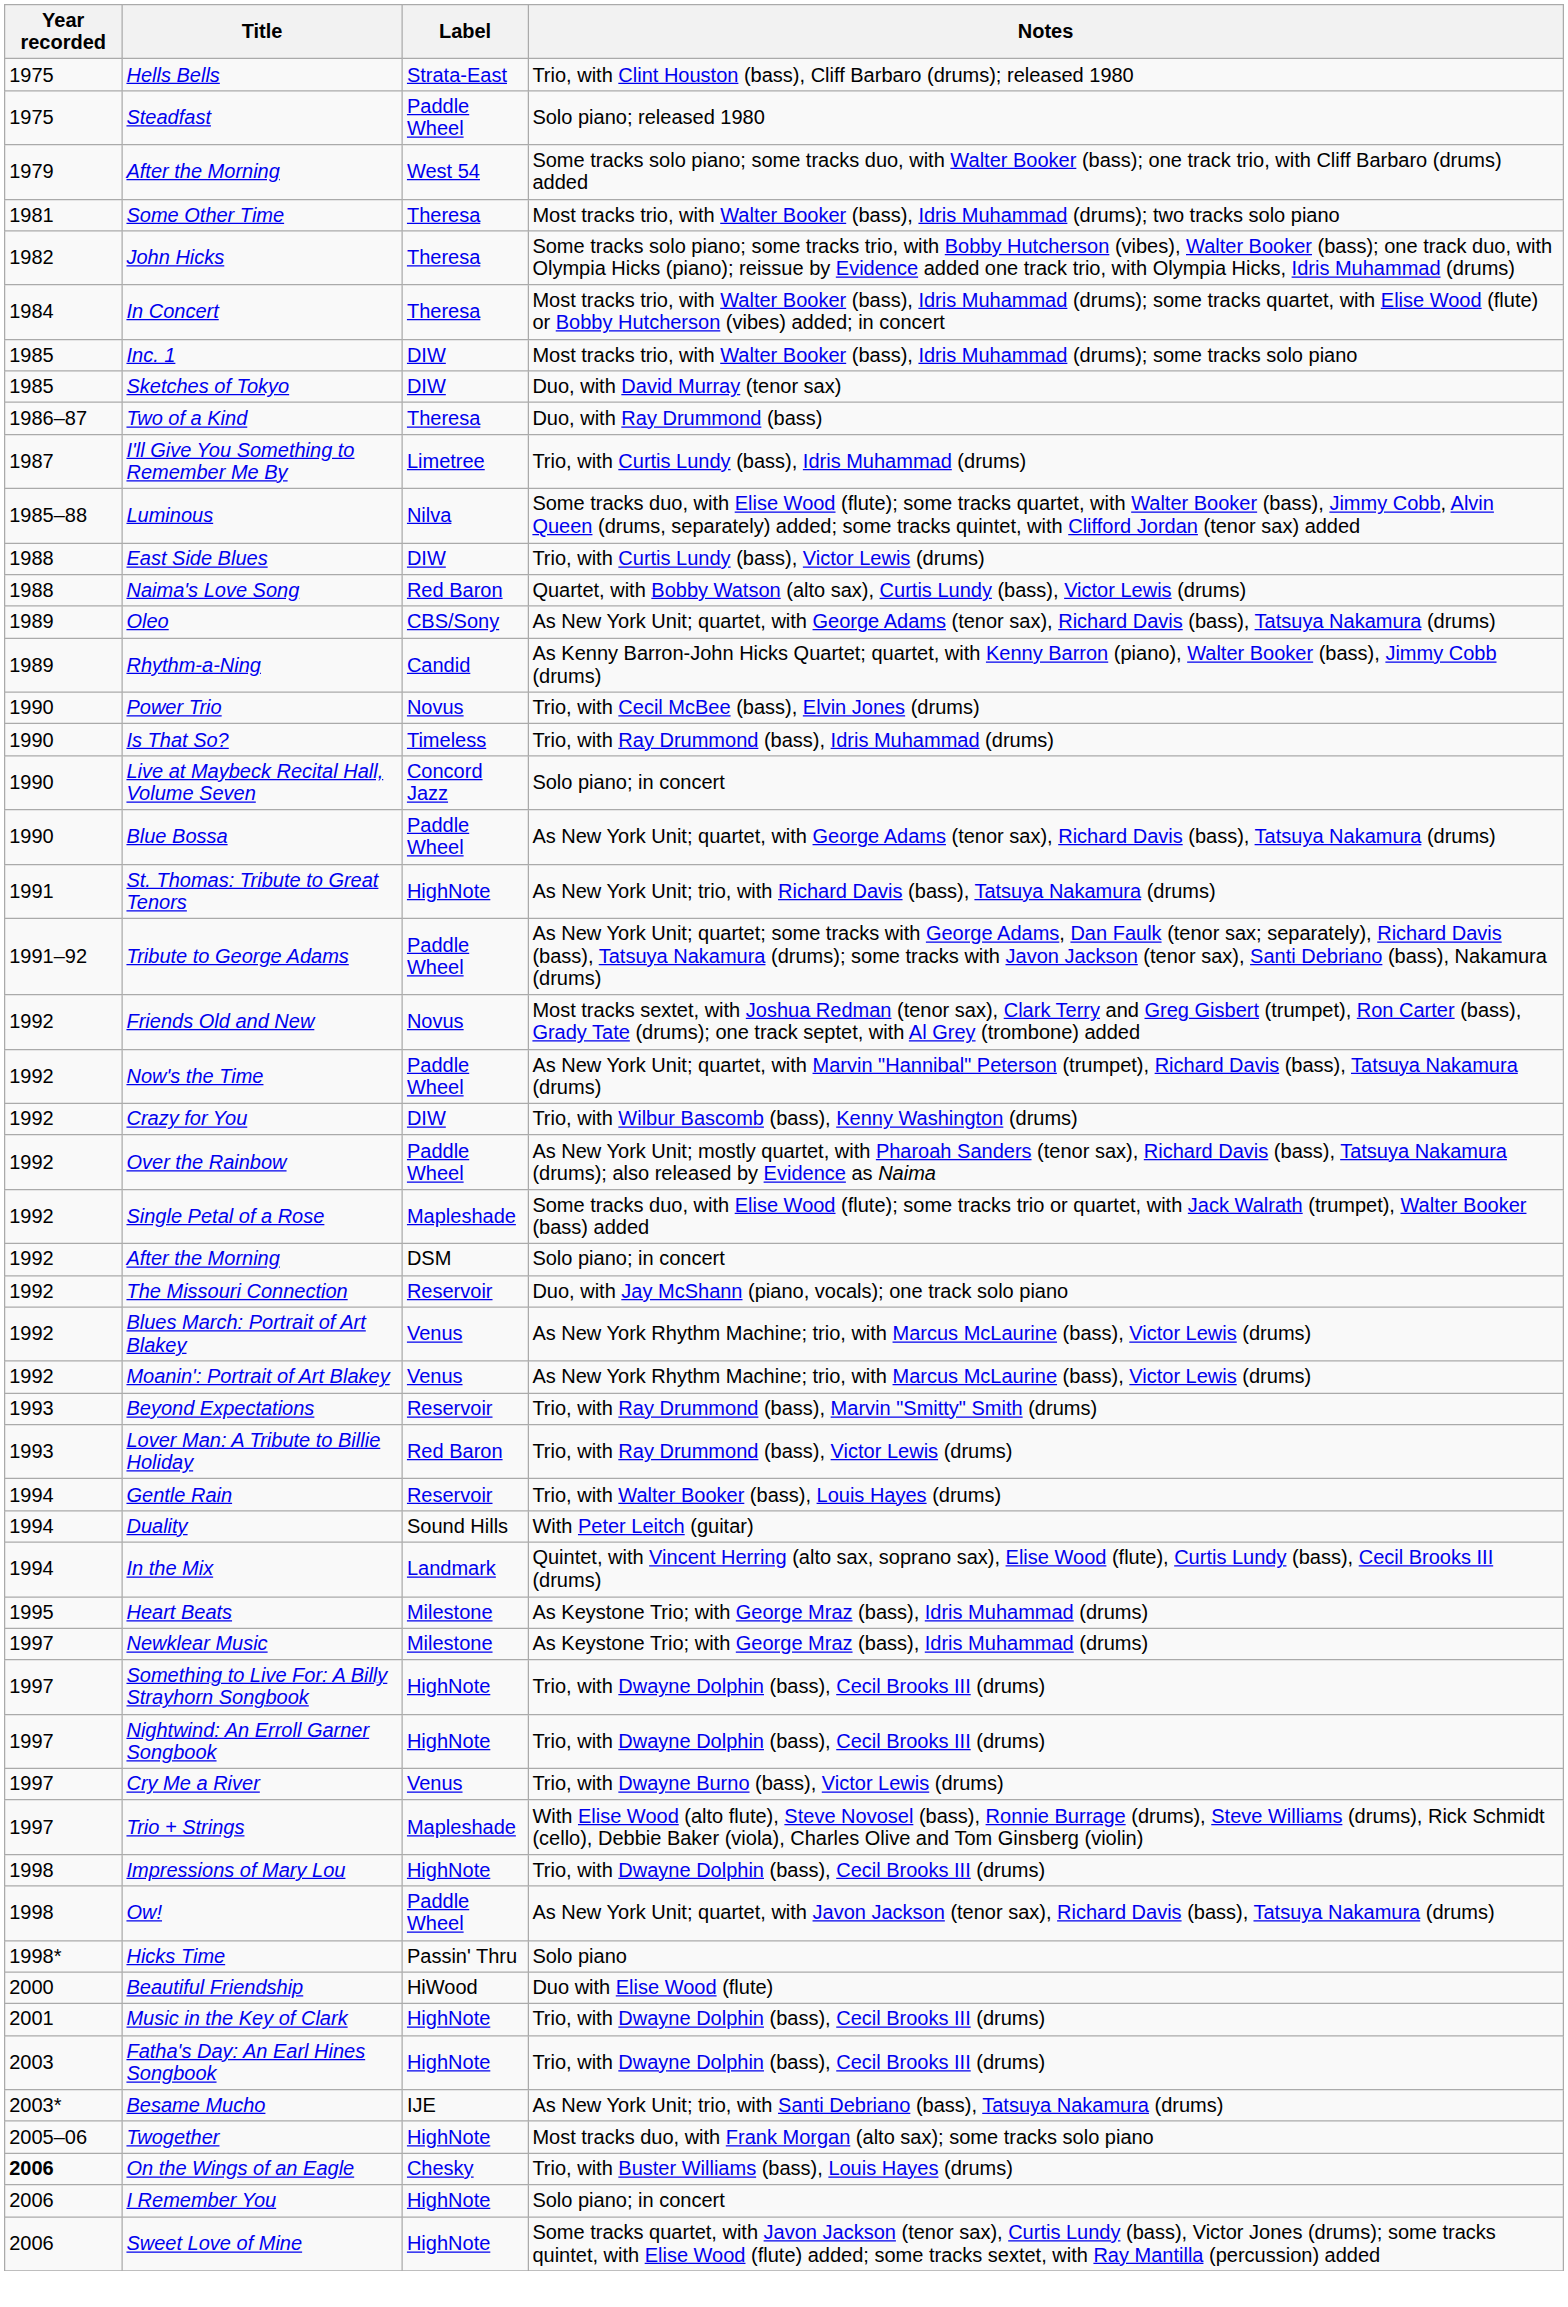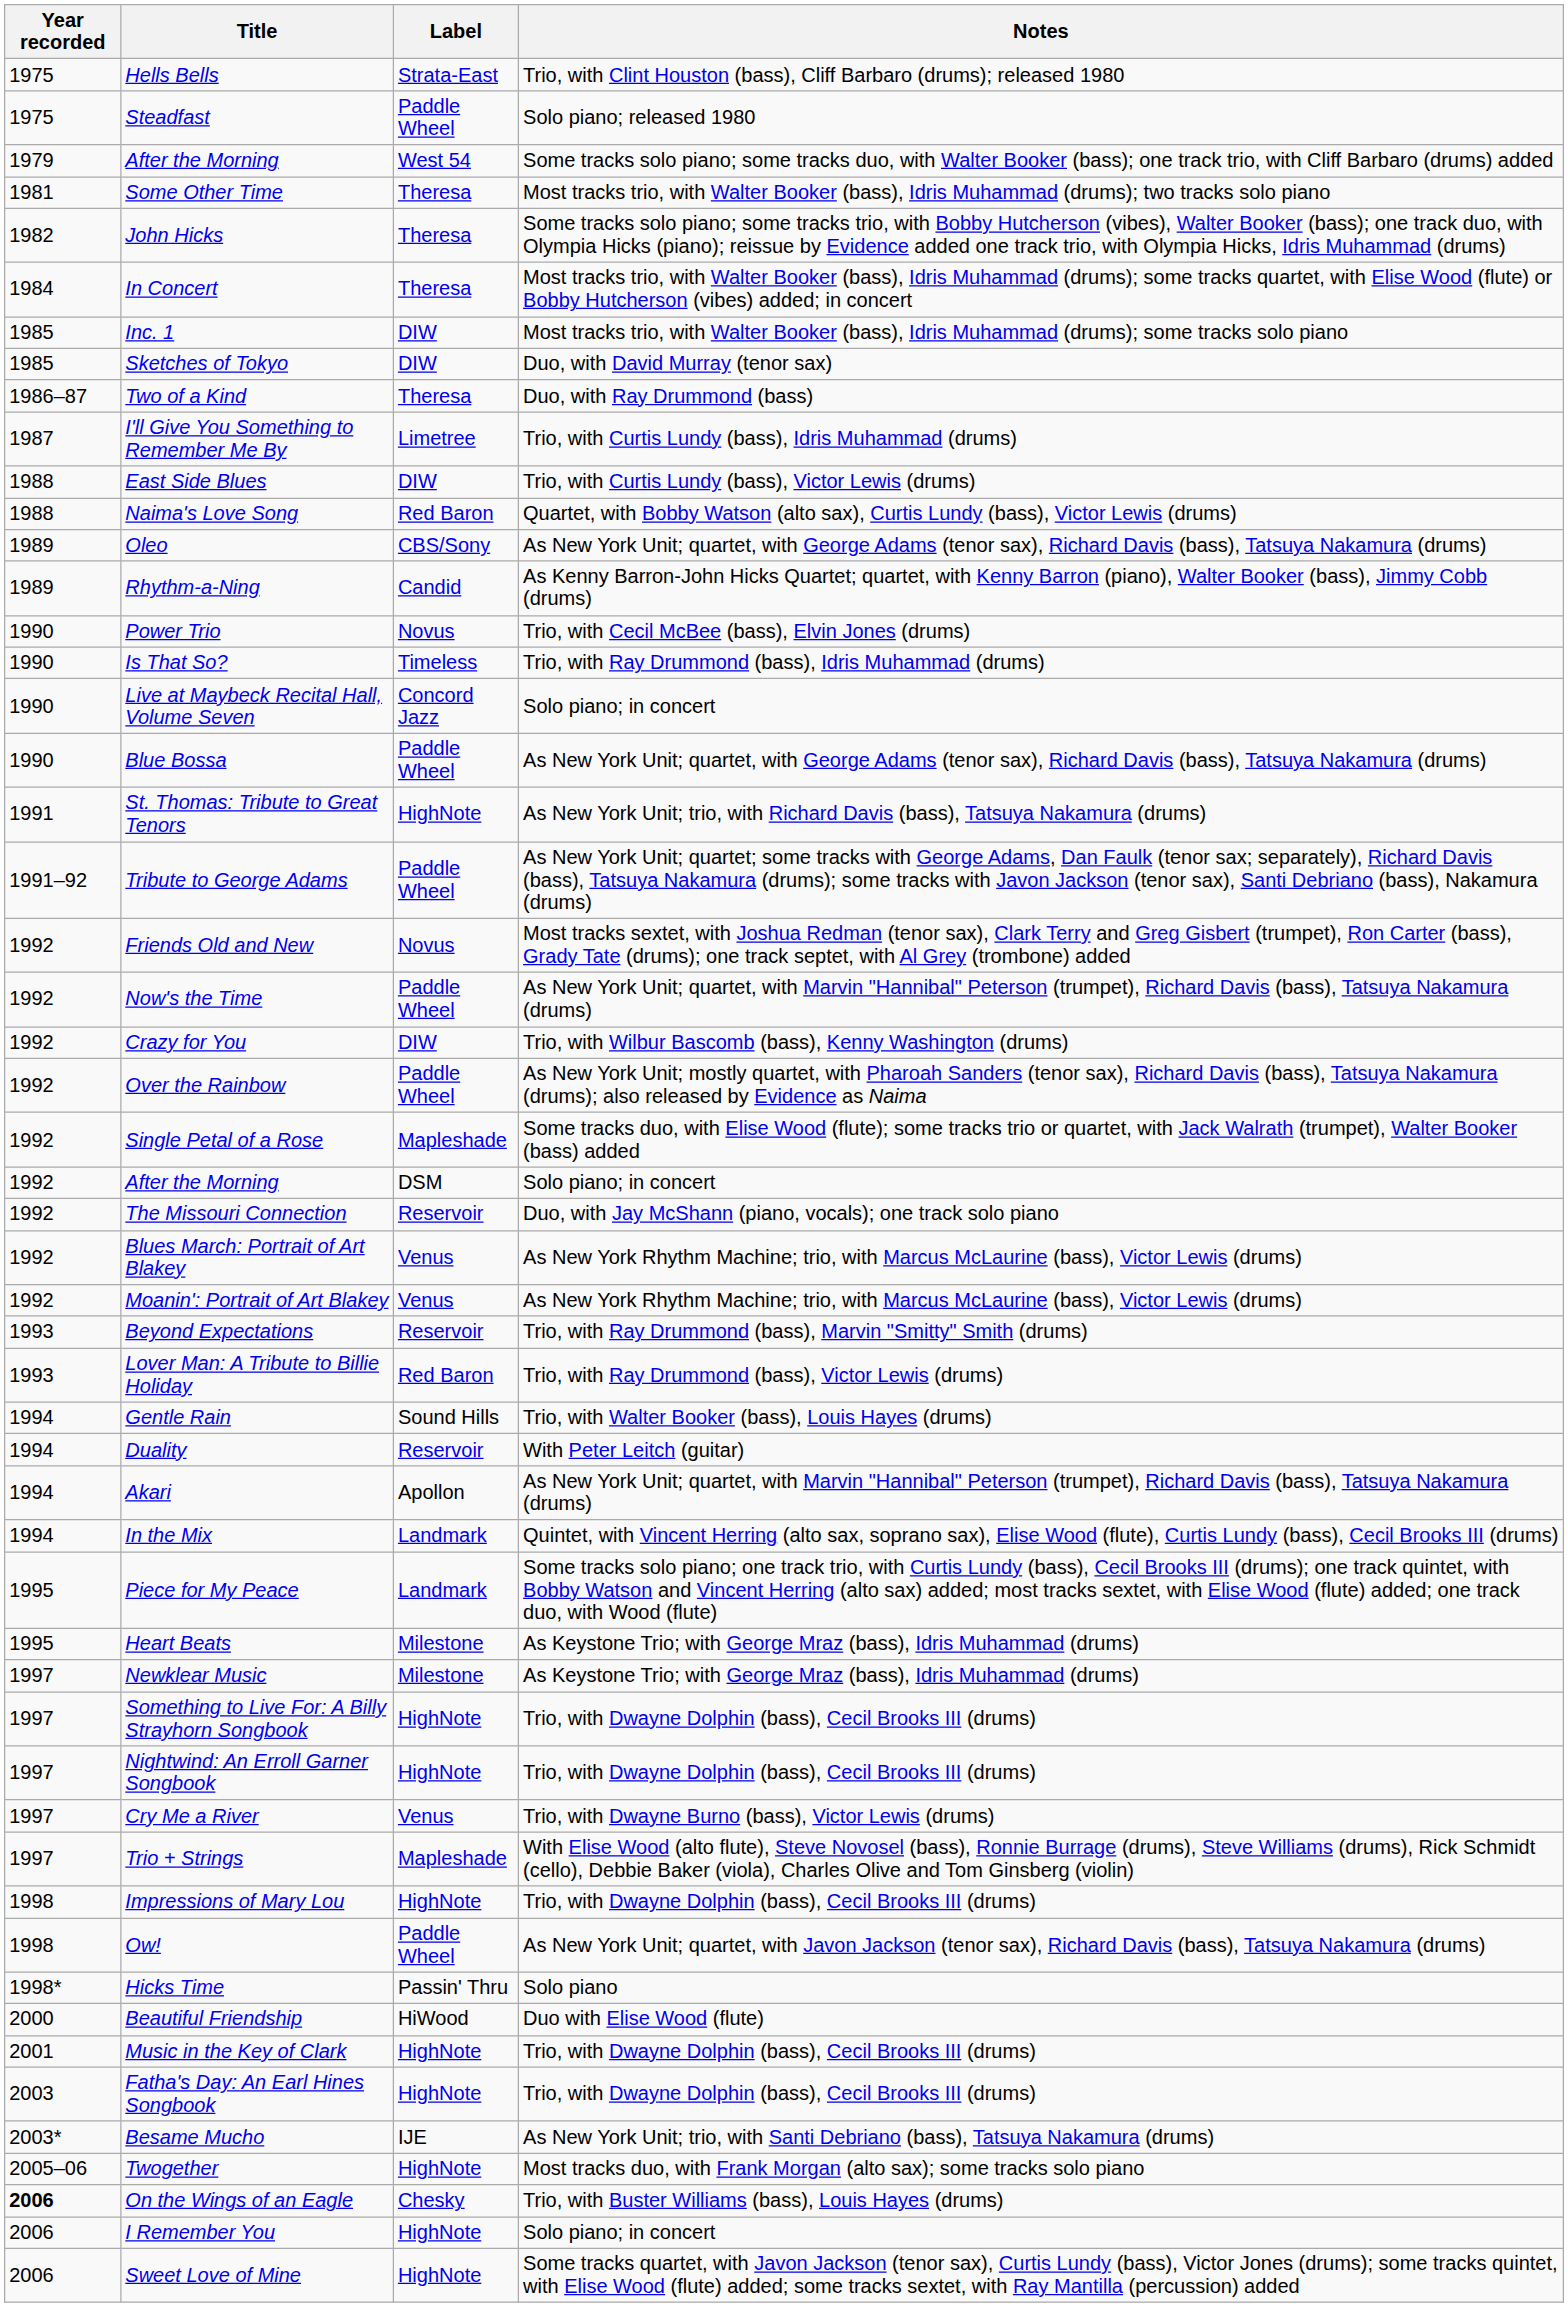- row: (170, 515)
(450, 1494) Reservoir -> (449, 1417) Sound Hills
(458, 1526) Sound Hills -> (441, 1449) Reservoir
+ row: (148, 1492)
+ row: (212, 1589)
